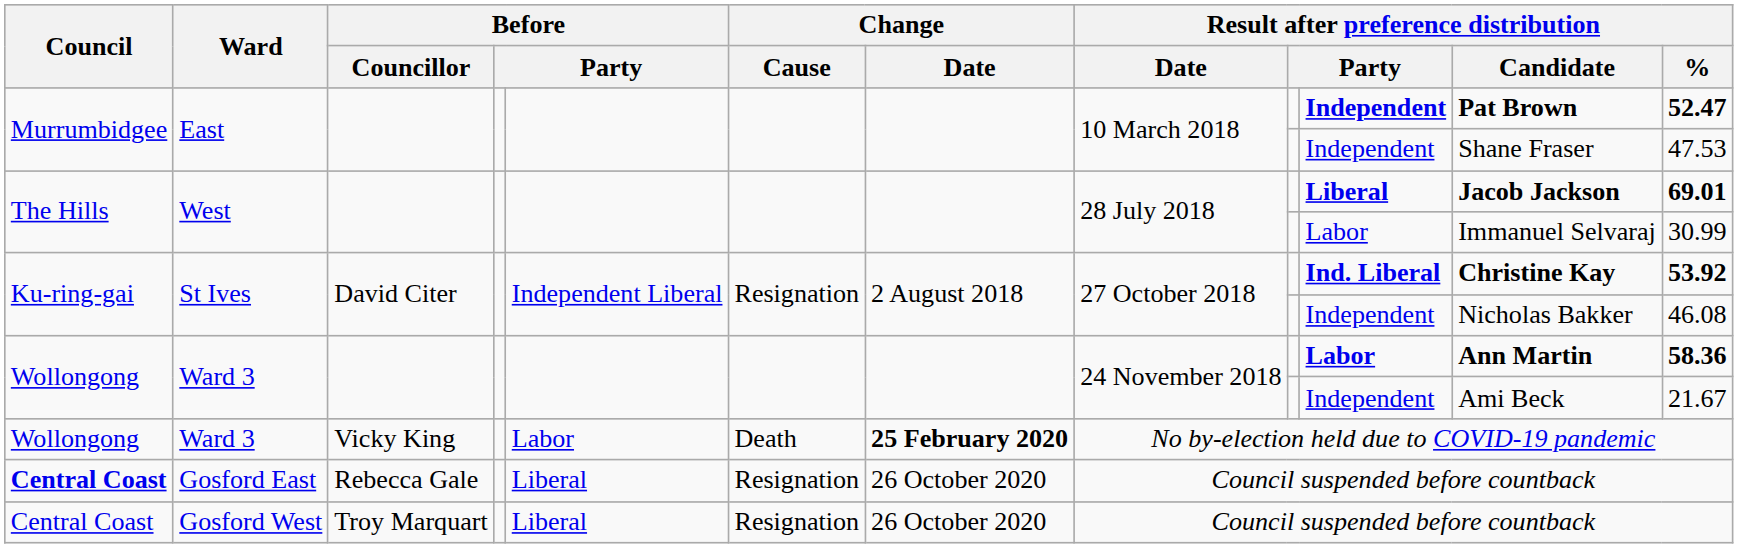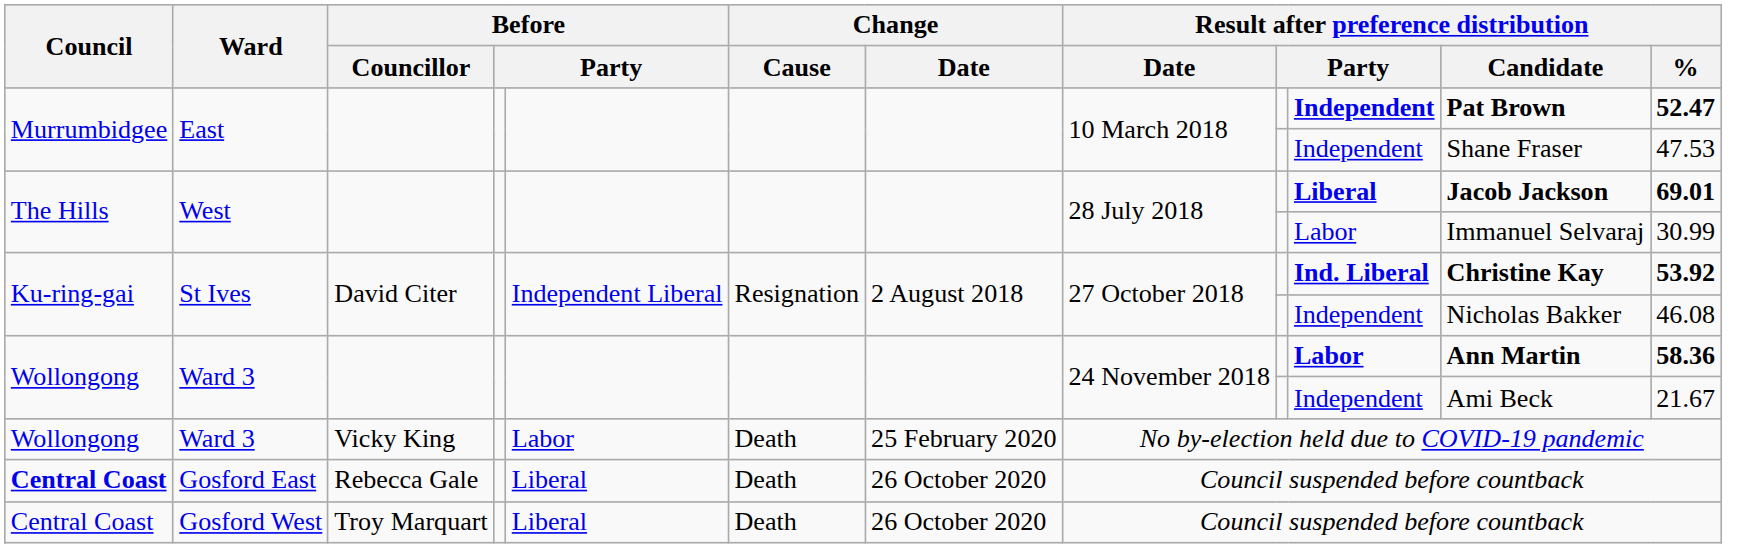(970, 438) bold -> (964, 438) normal
(797, 480) Resignation -> (766, 480) Death
(797, 521) Resignation -> (766, 521) Death
